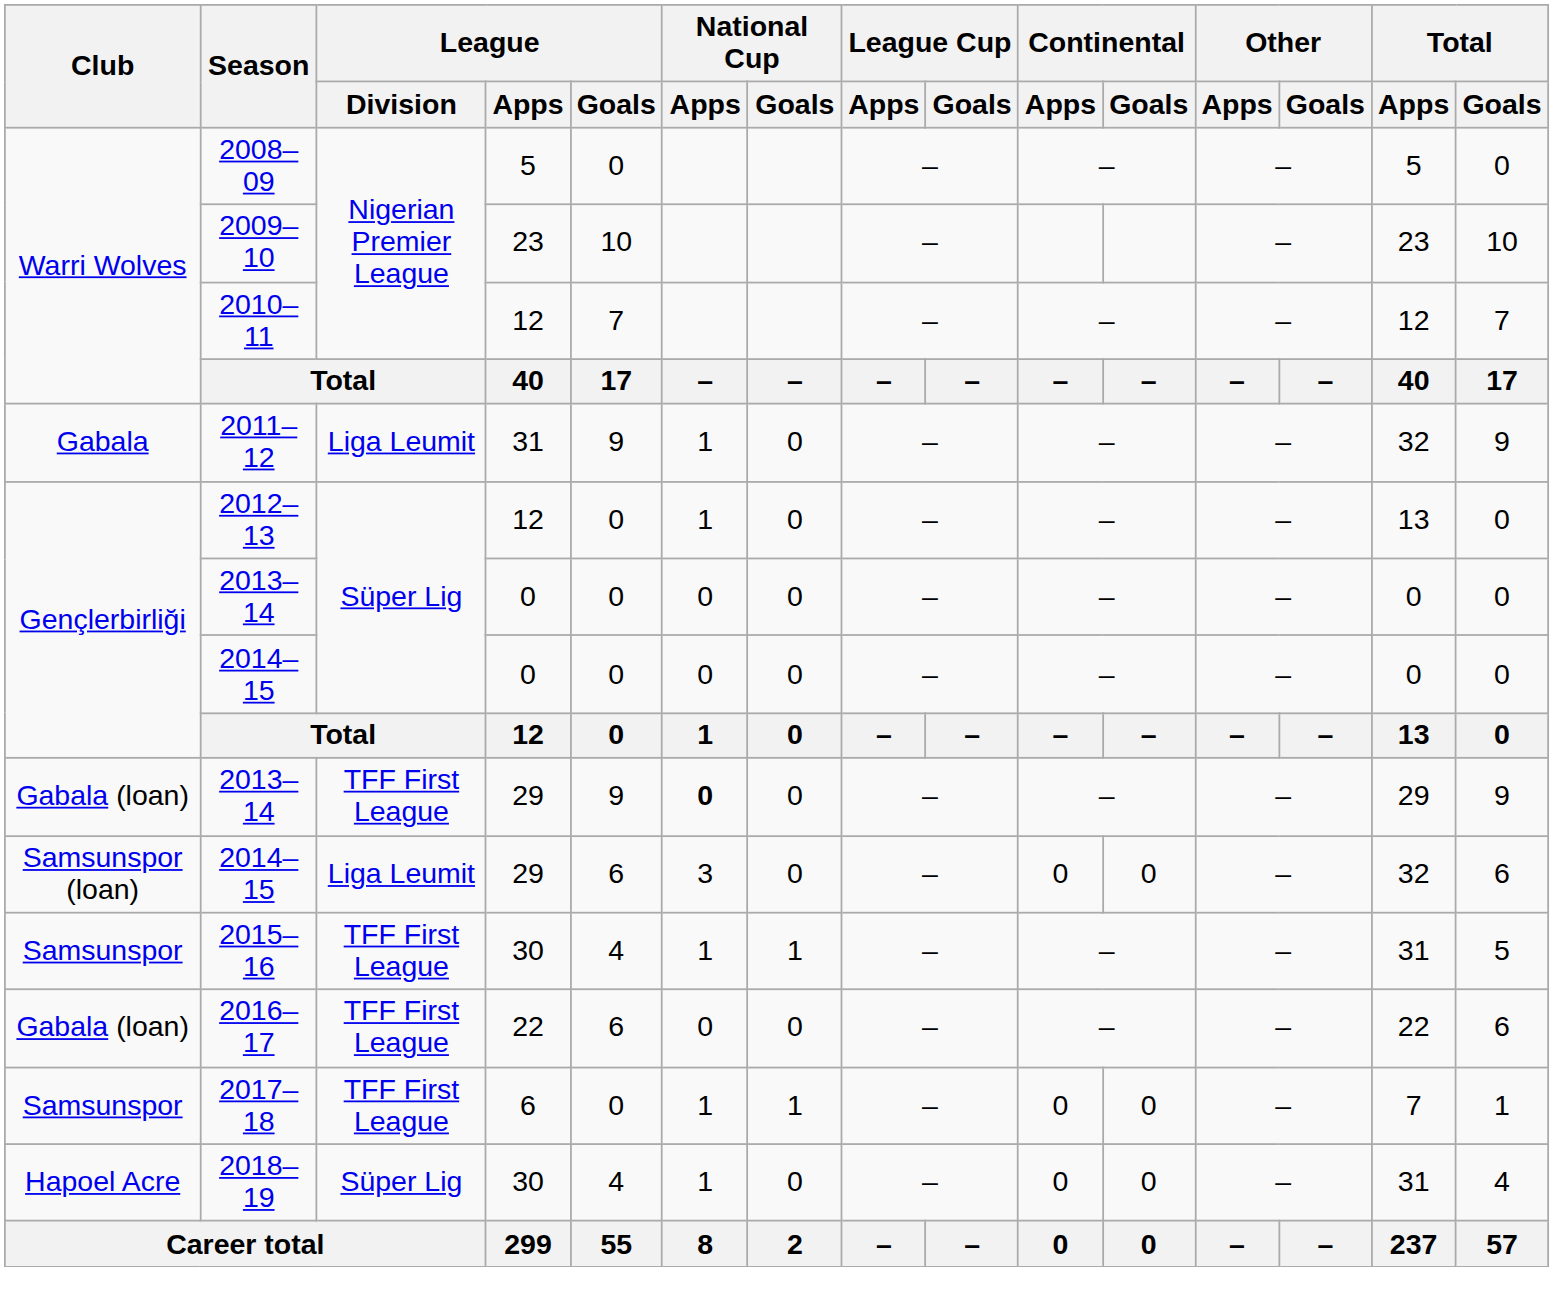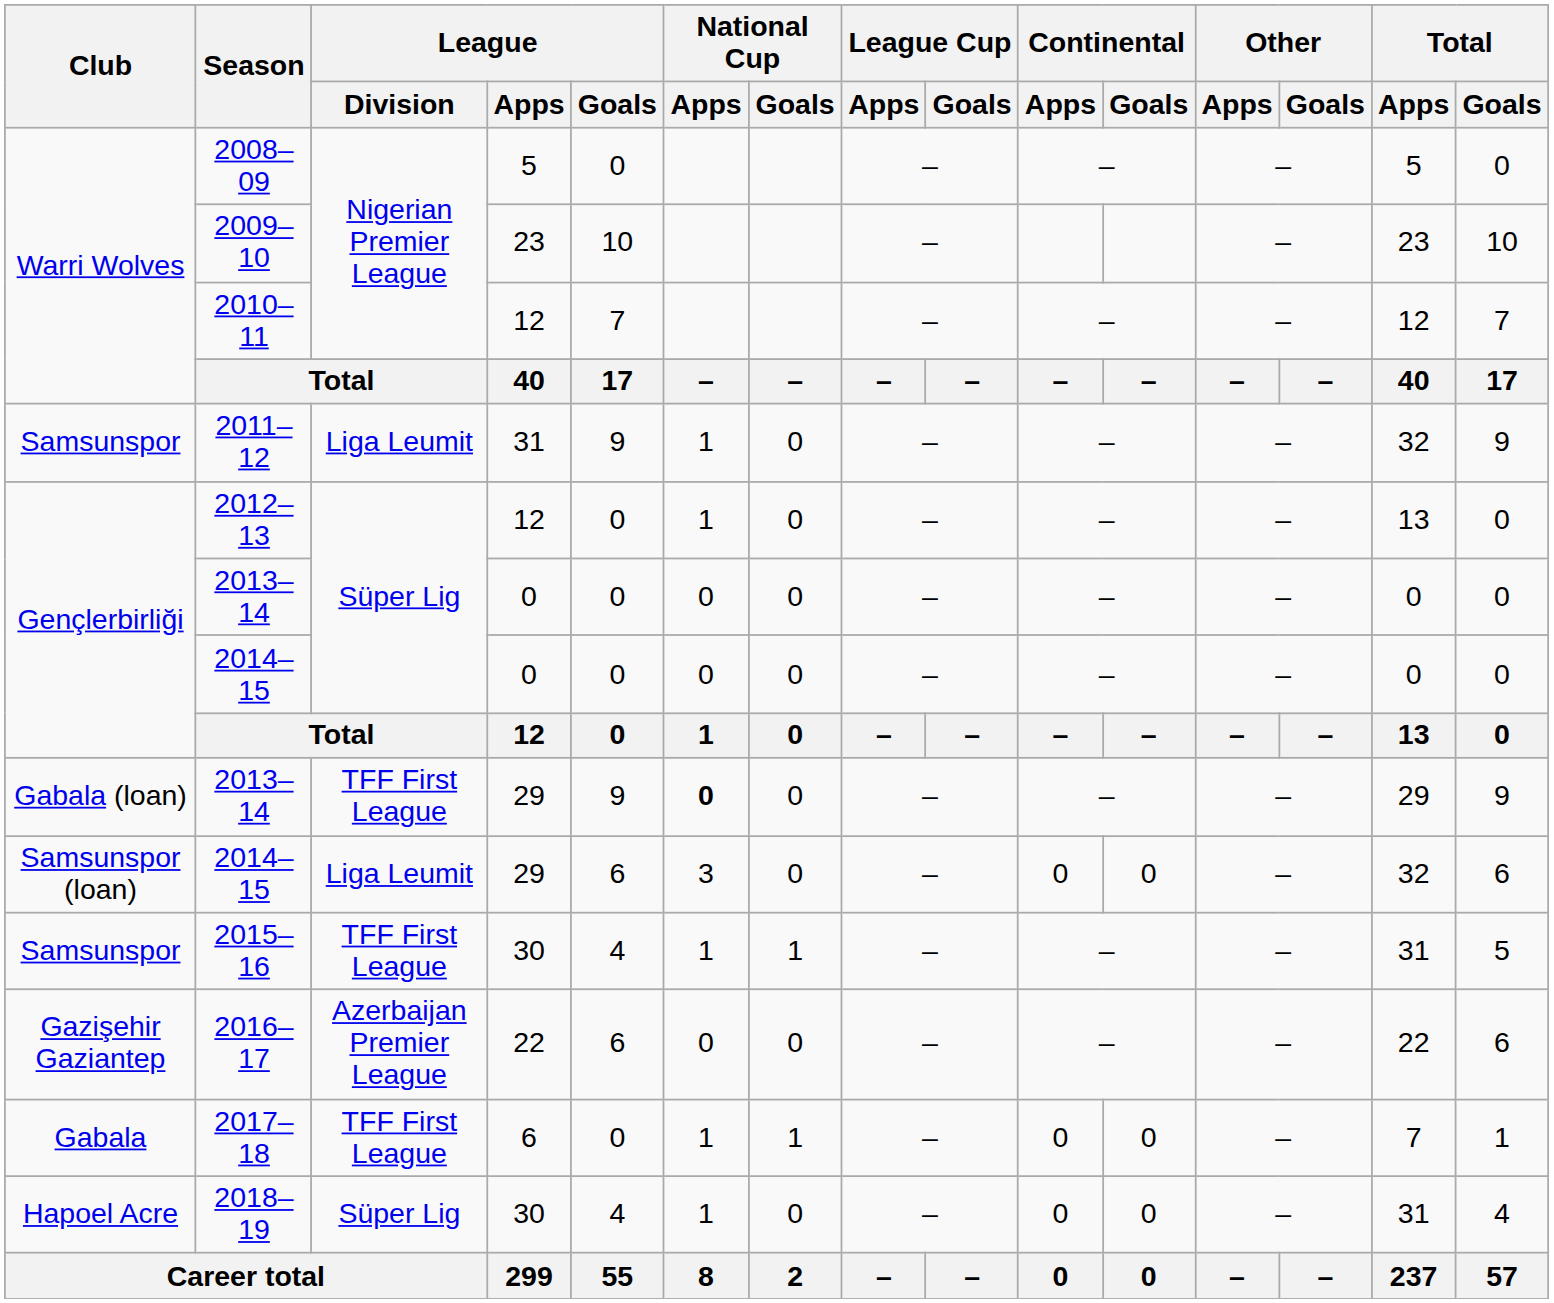(103, 442) Gabala -> (101, 442) Samsunspor
(103, 1027) Gabala (loan) -> (101, 1043) Gazişehir Gaziantep
(401, 1027) TFF First League -> (399, 1043) Azerbaijan Premier League
(103, 1105) Samsunspor -> (101, 1137) Gabala
